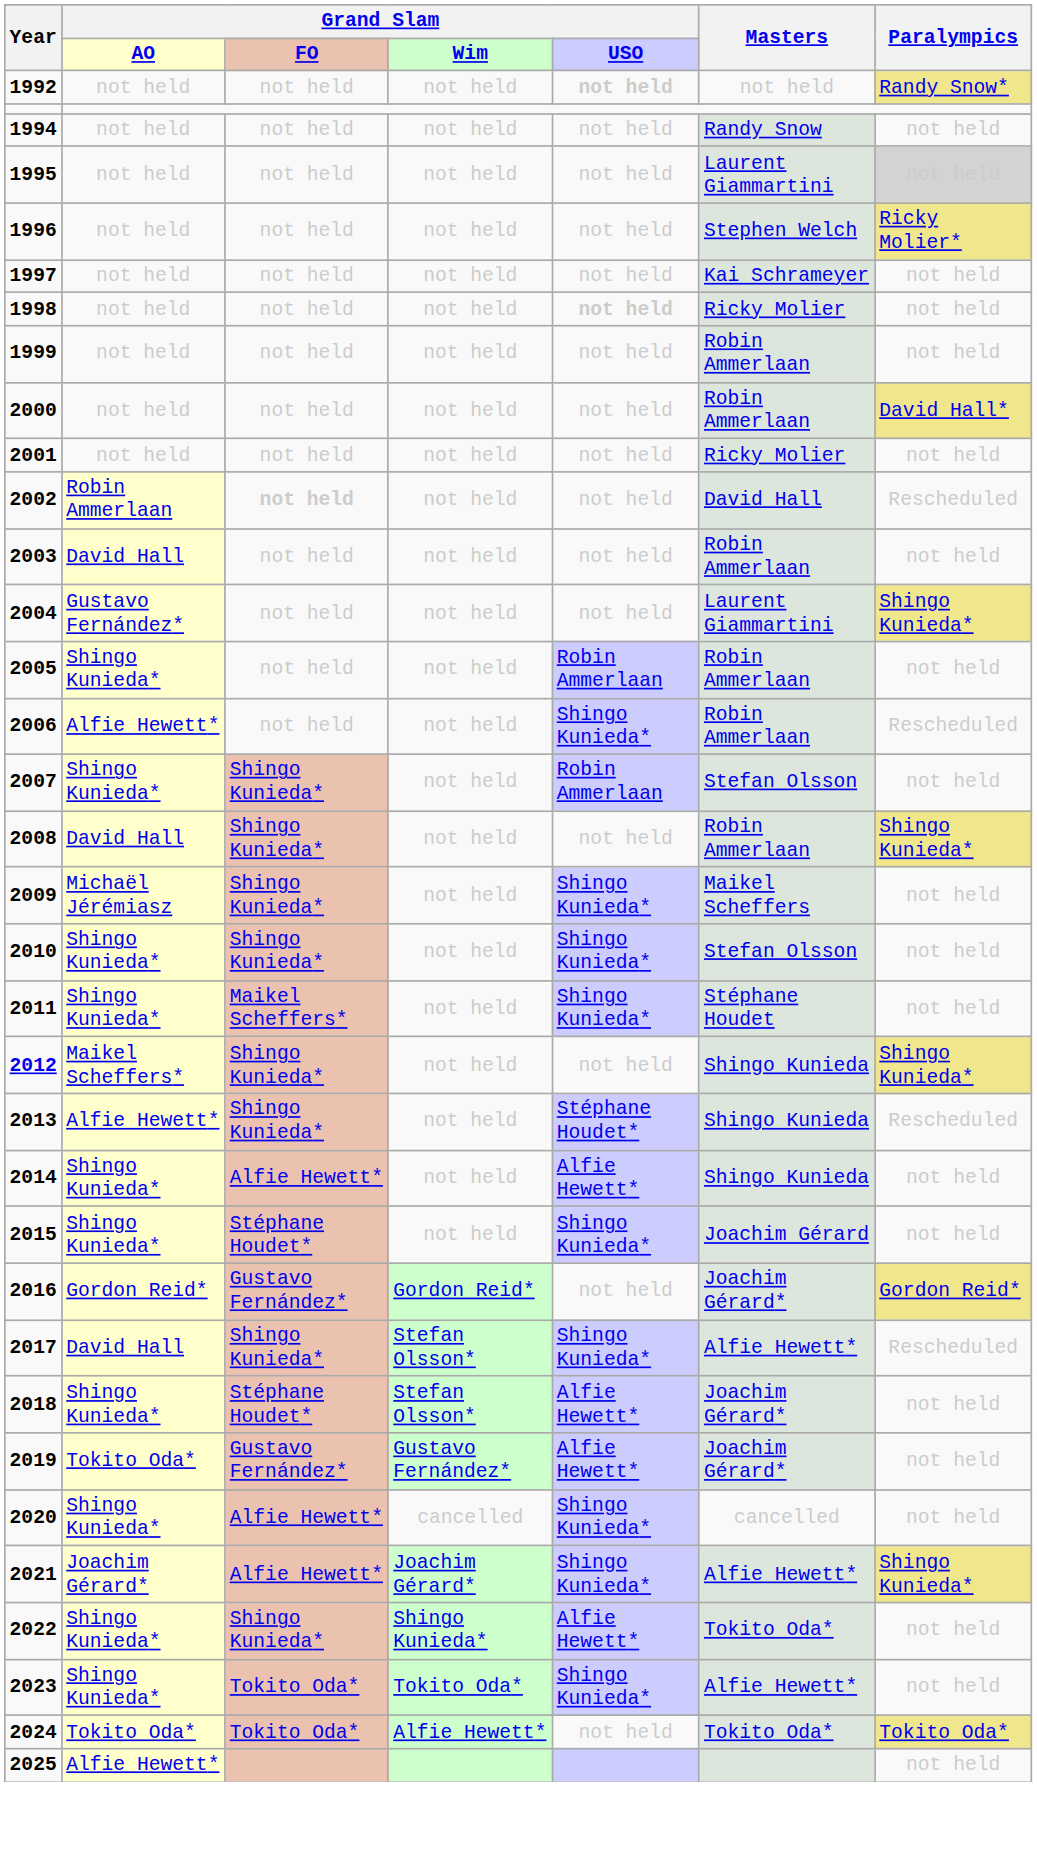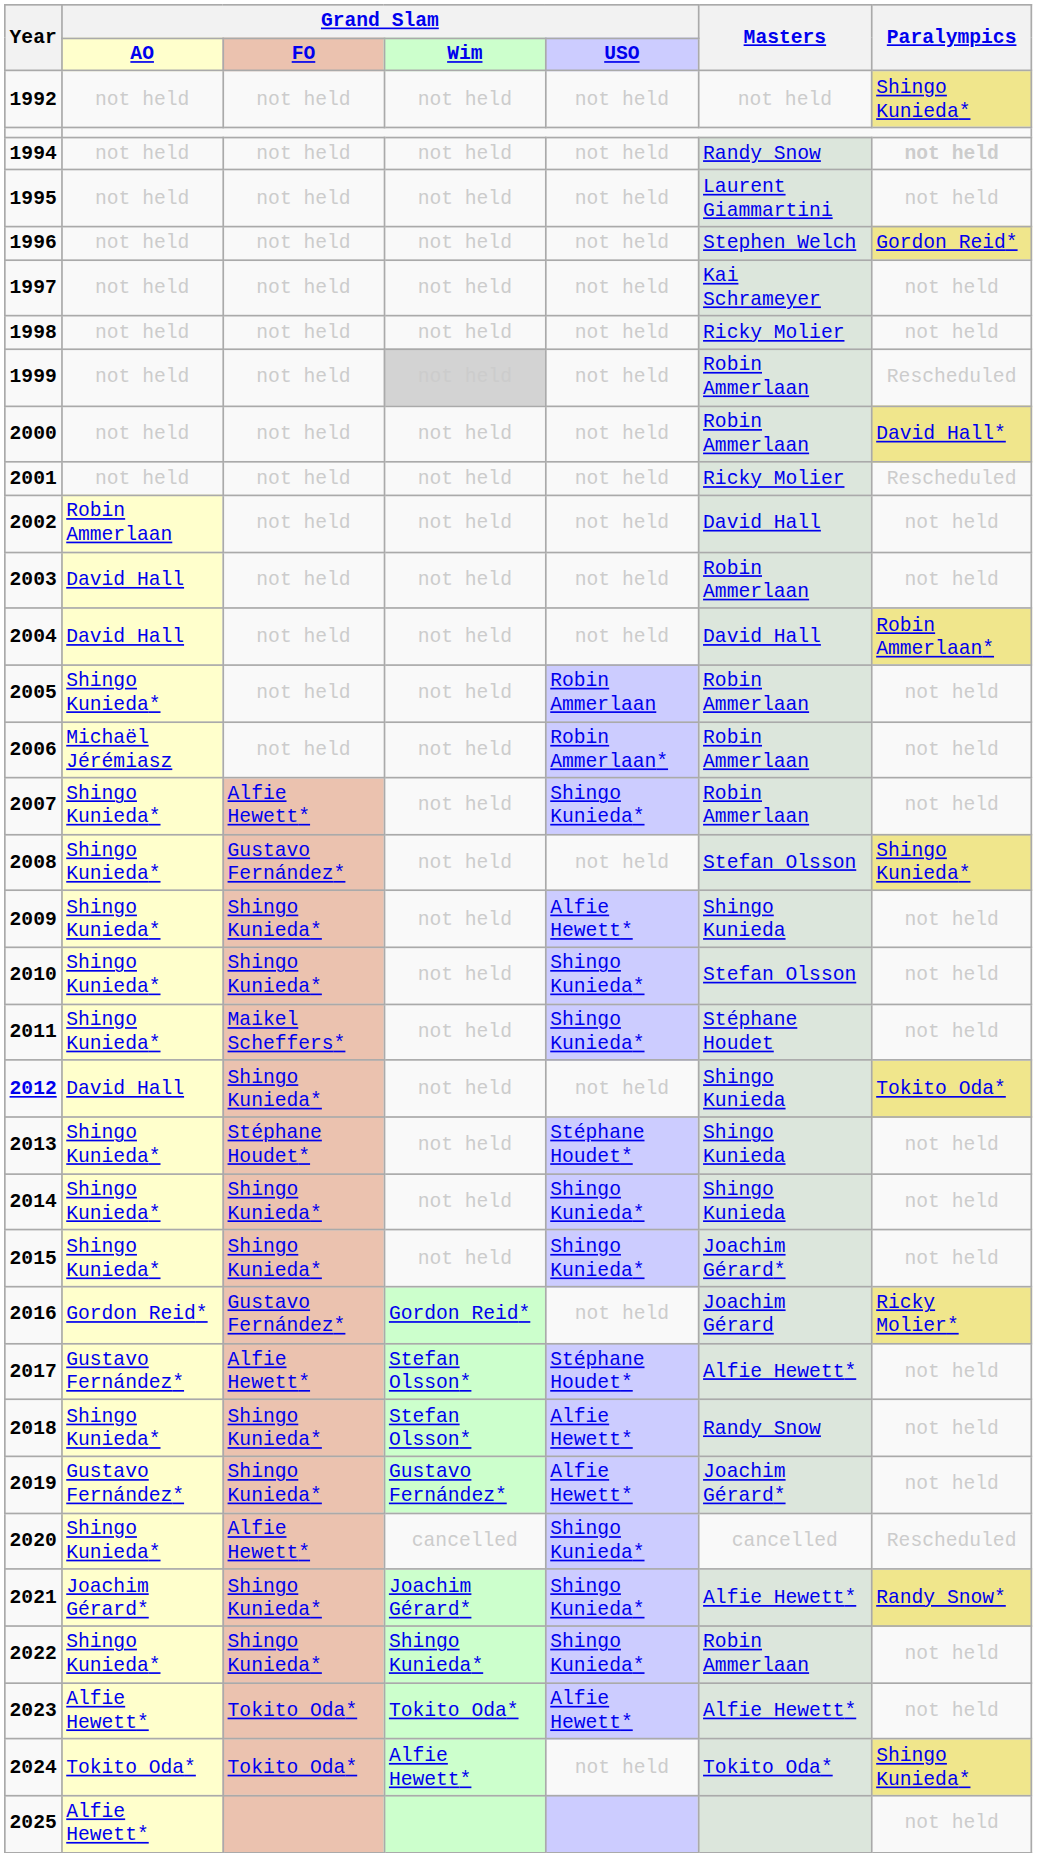(626, 87) bold -> (622, 99) normal
(944, 87) Randy Snow* -> (923, 99) Shingo Kunieda*
(953, 130) normal -> (952, 153) bold
(953, 174) lightgrey background -> (952, 198) no background
(921, 231) Ricky Molier* -> (947, 243) Gordon Reid*
(626, 309) bold -> (622, 332) normal
(470, 354) no background -> (465, 377) lightgrey background
(953, 354) not held -> (952, 377) Rescheduled
(953, 455) not held -> (952, 478) Rescheduled
(307, 500) bold -> (303, 523) normal
(953, 500) Rescheduled -> (952, 523) not held
(125, 613) Gustavo Fernández* -> (125, 636) David Hall
(769, 613) Laurent Giammartini -> (762, 636) David Hall
(926, 613) Shingo Kunieda* -> (935, 636) Robin Ammerlaan*
(143, 726) Alfie Hewett* -> (119, 749) Michaël Jérémiasz
(604, 726) Shingo Kunieda* -> (609, 749) Robin Ammerlaan*
(953, 726) Rescheduled -> (952, 749) not held
(277, 782) Shingo Kunieda* -> (269, 806) Alfie Hewett*
(610, 782) Robin Ammerlaan -> (597, 806) Shingo Kunieda*
(781, 782) Stefan Olsson -> (756, 806) Robin Ammerlaan
(125, 839) David Hall -> (113, 862) Shingo Kunieda*
(277, 839) Shingo Kunieda* -> (286, 862) Gustavo Fernández*
(757, 839) Robin Ammerlaan -> (780, 862) Stefan Olsson
(119, 895) Michaël Jérémiasz -> (113, 919) Shingo Kunieda*
(604, 895) Shingo Kunieda* -> (591, 919) Alfie Hewett*
(757, 895) Maikel Scheffers -> (744, 919) Shingo Kunieda
(125, 1065) Maikel Scheffers* -> (125, 1089) David Hall
(926, 1065) Shingo Kunieda* -> (941, 1089) Tokito Oda*
(143, 1122) Alfie Hewett* -> (113, 1145) Shingo Kunieda*
(277, 1122) Shingo Kunieda* -> (275, 1145) Stéphane Houdet*
(953, 1122) Rescheduled -> (952, 1145) not held
(306, 1178) Alfie Hewett* -> (275, 1202) Shingo Kunieda*
(598, 1178) Alfie Hewett* -> (597, 1202) Shingo Kunieda*
(277, 1235) Stéphane Houdet* -> (275, 1258) Shingo Kunieda*
(786, 1235) Joachim Gérard -> (744, 1258) Joachim Gérard*
(745, 1291) Joachim Gérard* -> (744, 1315) Joachim Gérard
(950, 1291) Gordon Reid* -> (917, 1315) Ricky Molier*
(125, 1348) David Hall -> (125, 1371) Gustavo Fernández*
(277, 1348) Shingo Kunieda* -> (269, 1371) Alfie Hewett*
(604, 1348) Shingo Kunieda* -> (597, 1371) Stéphane Houdet*
(953, 1348) Rescheduled -> (952, 1371) not held
(277, 1404) Stéphane Houdet* -> (275, 1428) Shingo Kunieda*
(745, 1404) Joachim Gérard* -> (762, 1428) Randy Snow
(131, 1461) Tokito Oda* -> (125, 1484) Gustavo Fernández*
(289, 1461) Gustavo Fernández* -> (275, 1484) Shingo Kunieda*
(953, 1517) not held -> (952, 1541) Rescheduled
(306, 1574) Alfie Hewett* -> (275, 1597) Shingo Kunieda*
(926, 1574) Shingo Kunieda* -> (941, 1597) Randy Snow*
(598, 1630) Alfie Hewett* -> (597, 1654) Shingo Kunieda*
(769, 1630) Tokito Oda* -> (756, 1654) Robin Ammerlaan
(113, 1687) Shingo Kunieda* -> (107, 1711) Alfie Hewett*
(604, 1687) Shingo Kunieda* -> (591, 1711) Alfie Hewett*
(944, 1732) Tokito Oda* -> (923, 1767) Shingo Kunieda*
